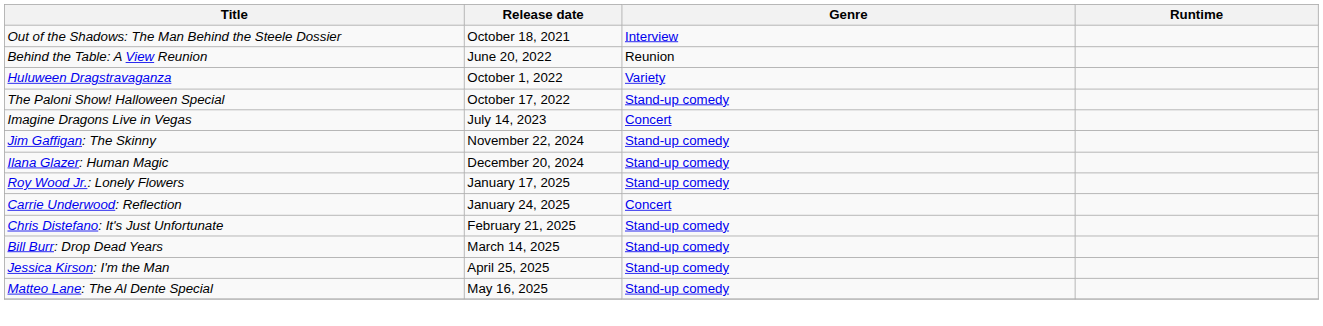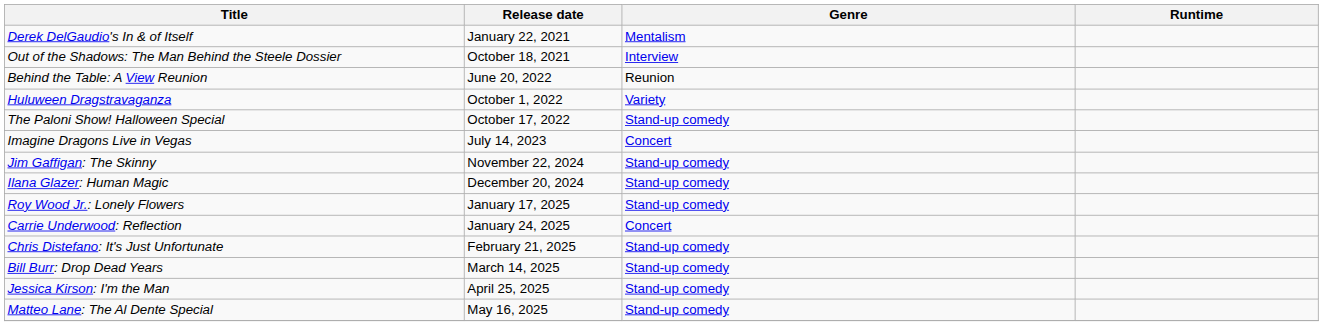+ row: (100, 36)
